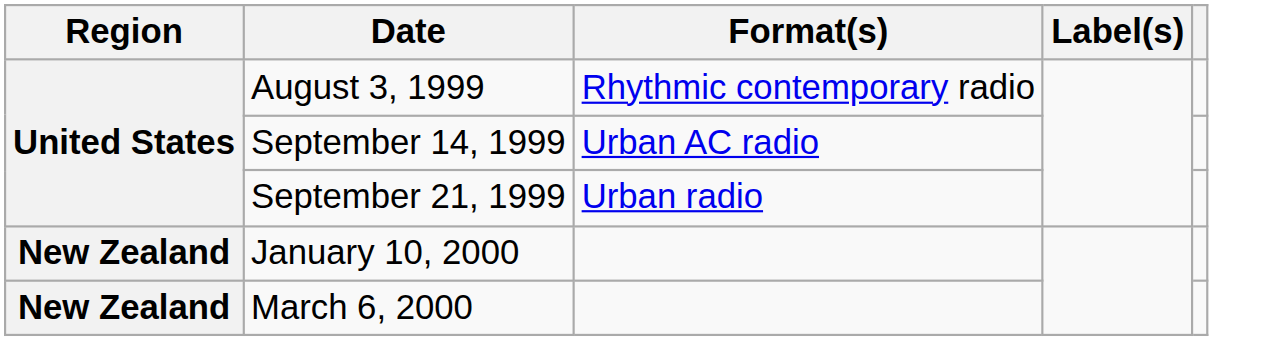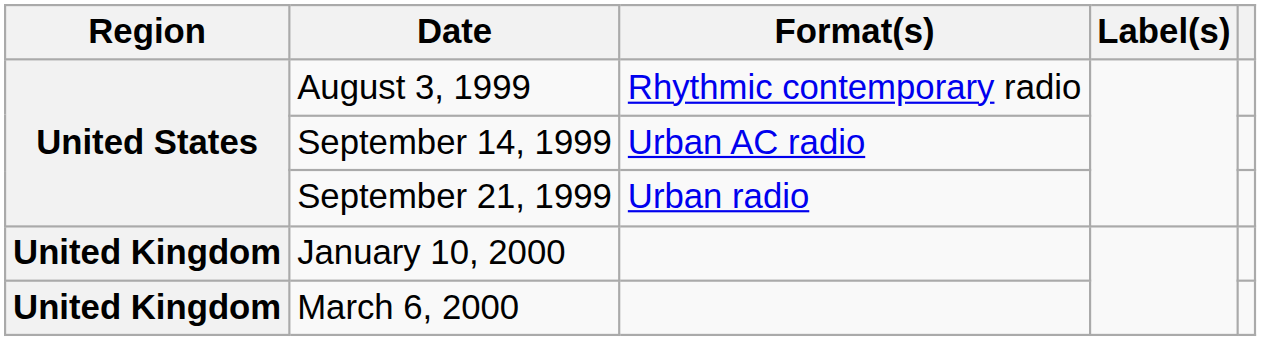(124, 252) New Zealand -> (147, 252) United Kingdom
(124, 307) New Zealand -> (147, 307) United Kingdom
